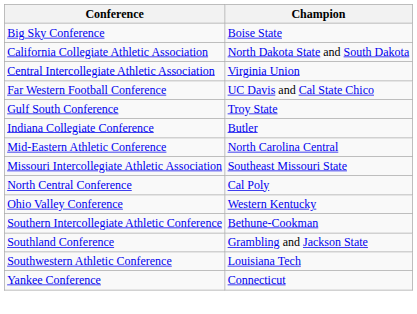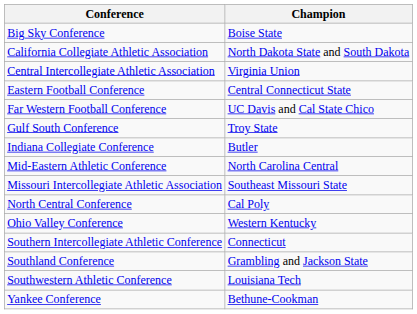+ row: (76, 90)
(273, 223) Bethune-Cookman -> (257, 242) Connecticut
(257, 280) Connecticut -> (273, 299) Bethune-Cookman
